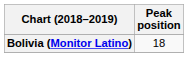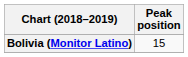(159, 43) 18 -> (159, 43) 15
